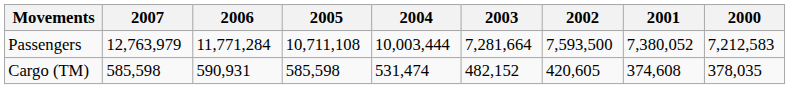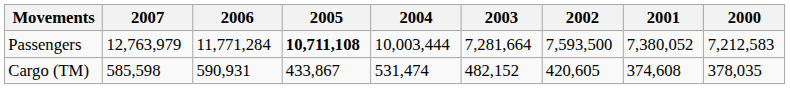(323, 44) normal -> (323, 44) bold
(313, 70) 585,598 -> (313, 70) 433,867
